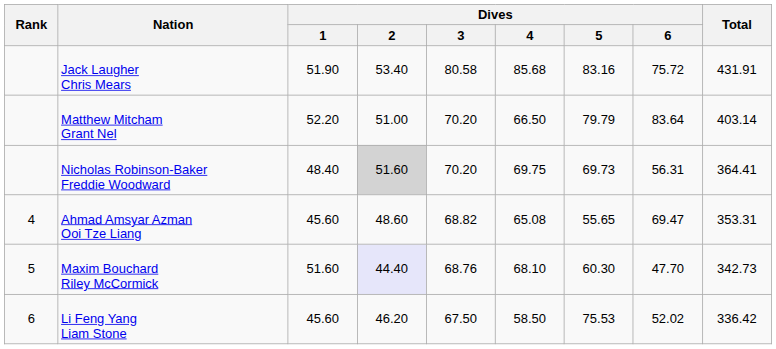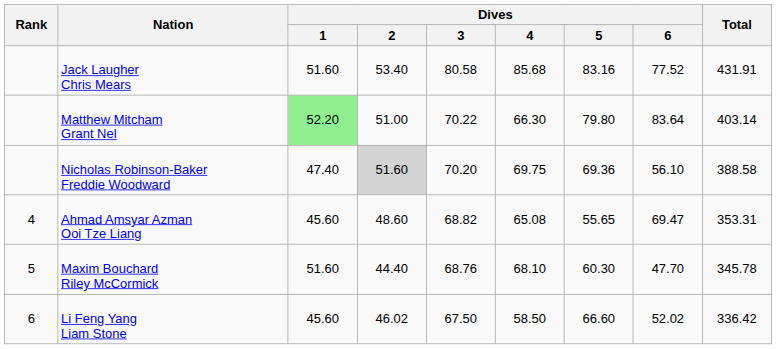(323, 70) 51.90 -> (323, 70) 51.60
(668, 70) 75.72 -> (668, 70) 77.52
(323, 120) no background -> (323, 120) lightgreen background
(461, 120) 70.20 -> (461, 120) 70.22
(530, 120) 66.50 -> (530, 120) 66.30
(599, 120) 79.79 -> (599, 120) 79.80
(323, 169) 48.40 -> (323, 169) 47.40
(599, 169) 69.73 -> (599, 169) 69.36
(668, 169) 56.31 -> (668, 169) 56.10
(737, 169) 364.41 -> (737, 169) 388.58
(392, 269) lavender background -> (392, 269) no background
(737, 269) 342.73 -> (737, 269) 345.78
(392, 319) 46.20 -> (392, 319) 46.02
(599, 319) 75.53 -> (599, 319) 66.60
